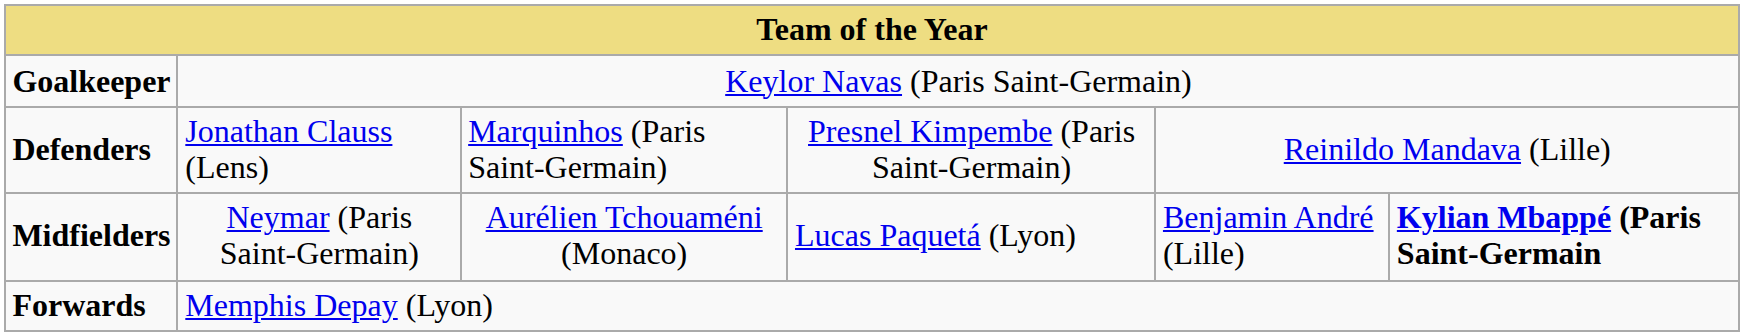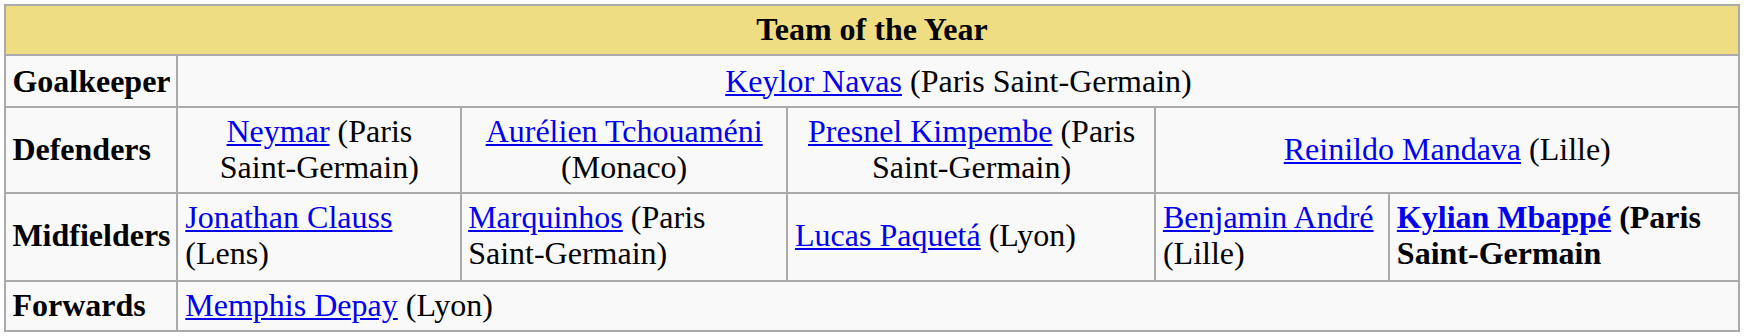(289, 149) Jonathan Clauss (Lens) -> (319, 149) Neymar (Paris Saint-Germain)
(587, 149) Marquinhos (Paris Saint-Germain) -> (624, 149) Aurélien Tchouaméni (Monaco)
(319, 236) Neymar (Paris Saint-Germain) -> (289, 236) Jonathan Clauss (Lens)
(624, 236) Aurélien Tchouaméni (Monaco) -> (587, 236) Marquinhos (Paris Saint-Germain)
